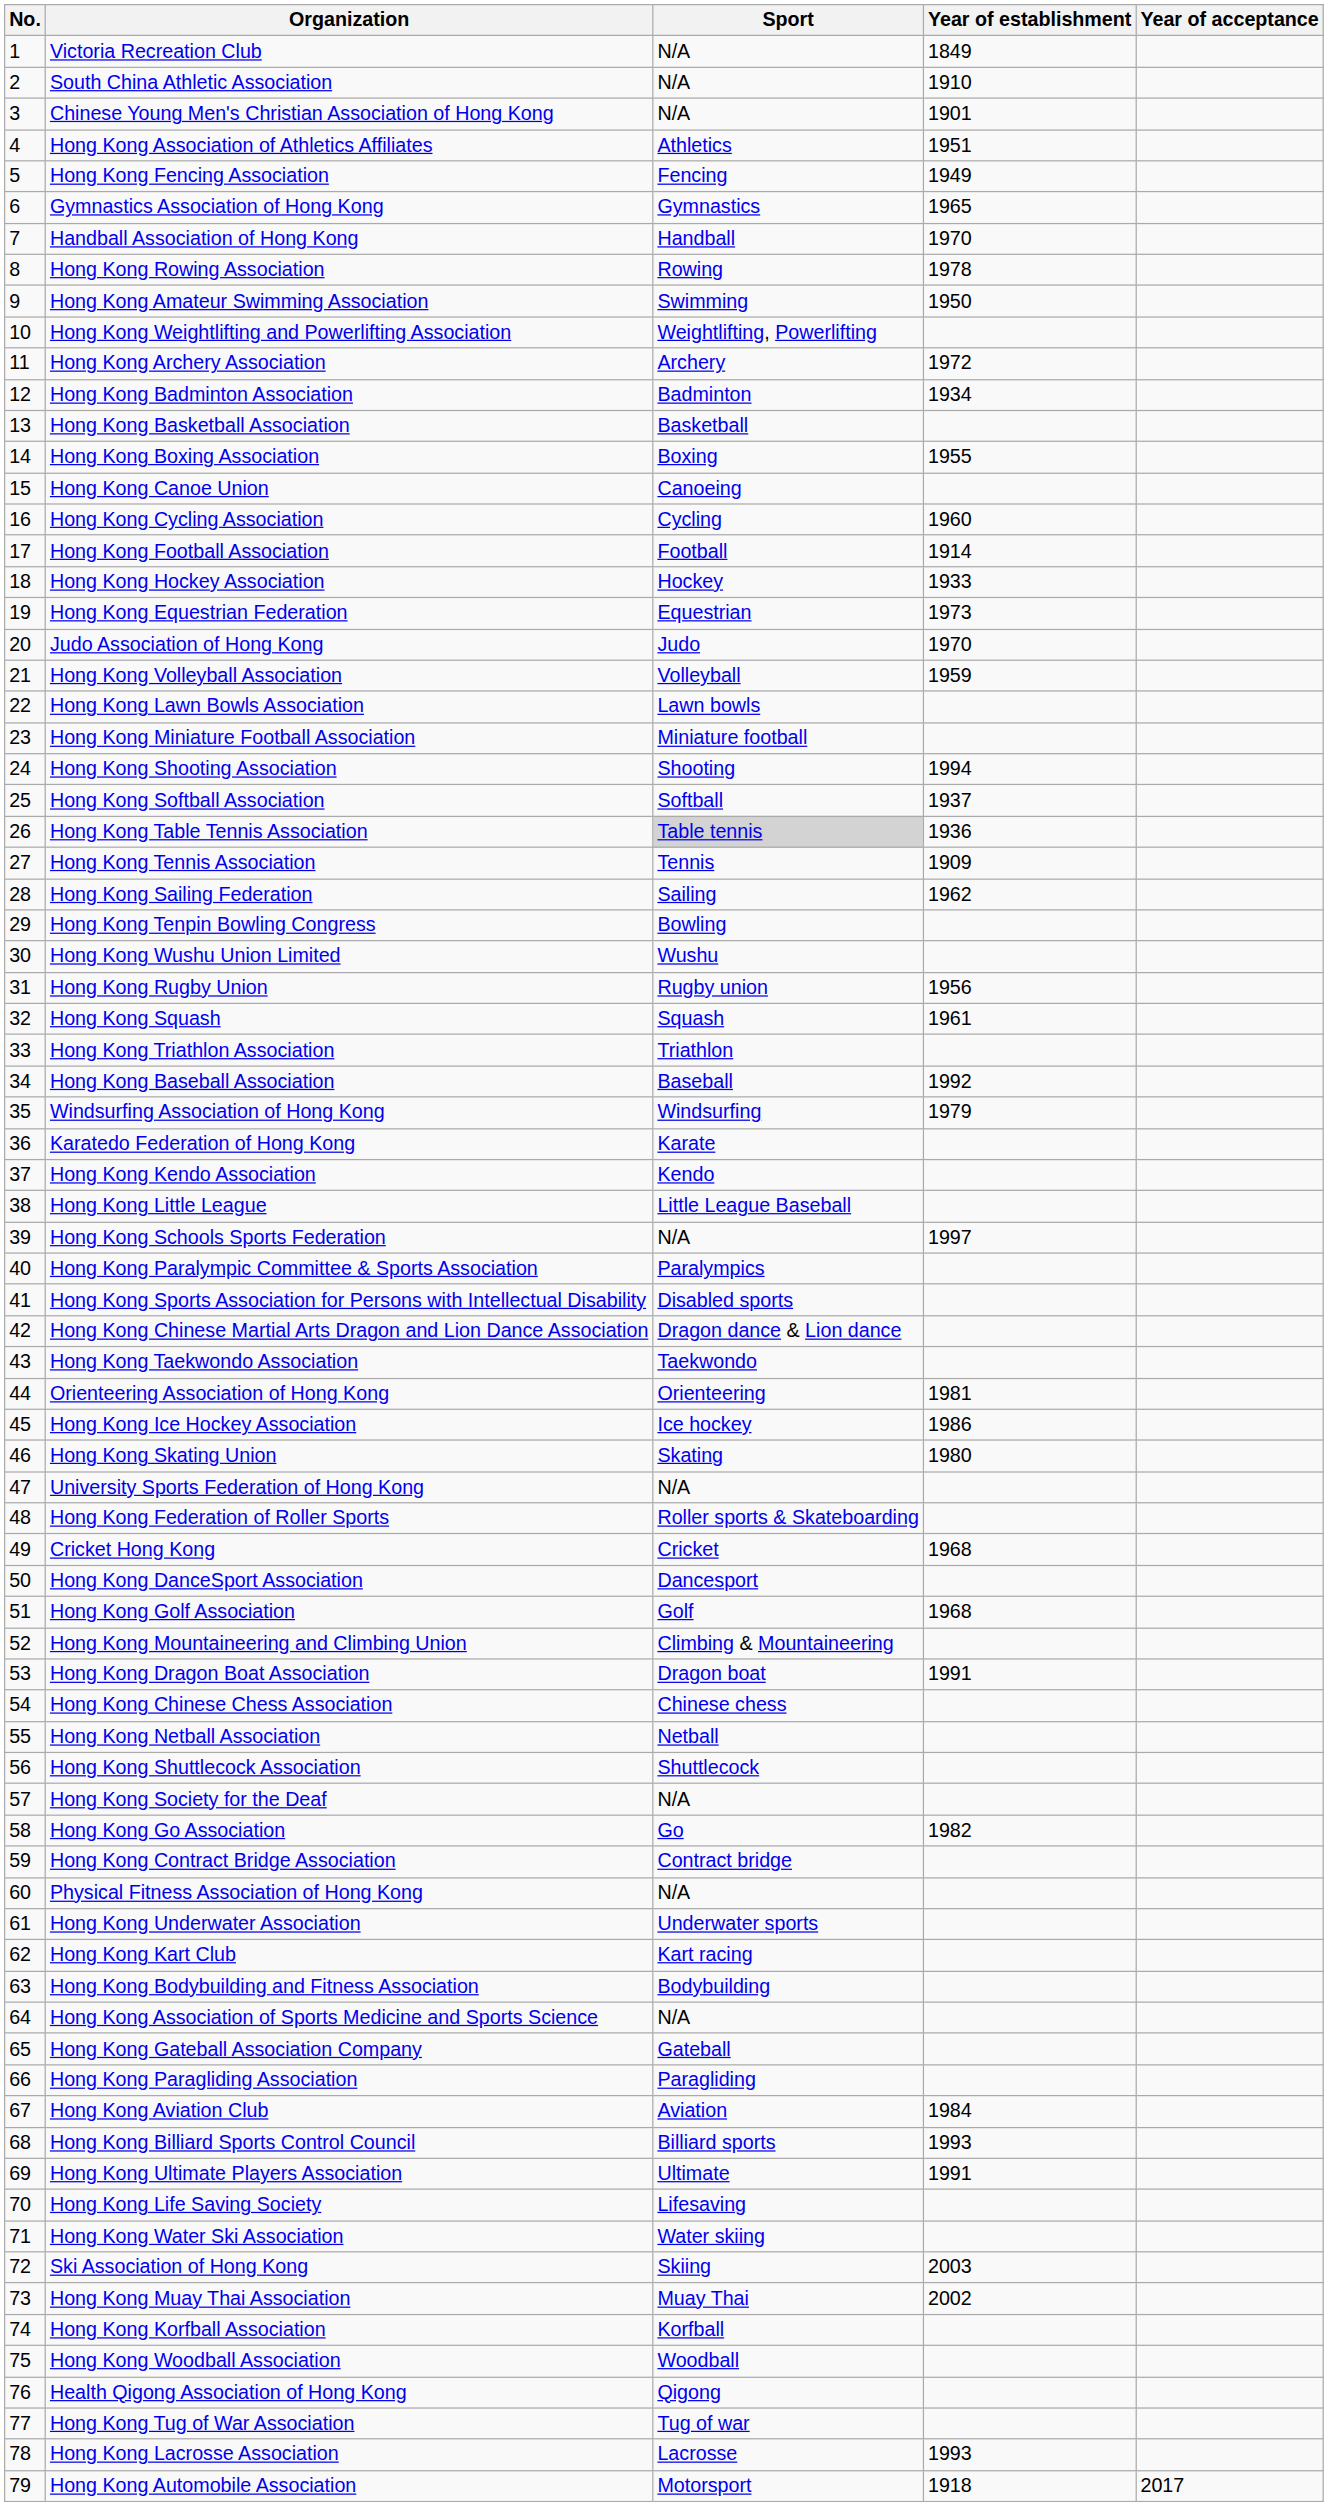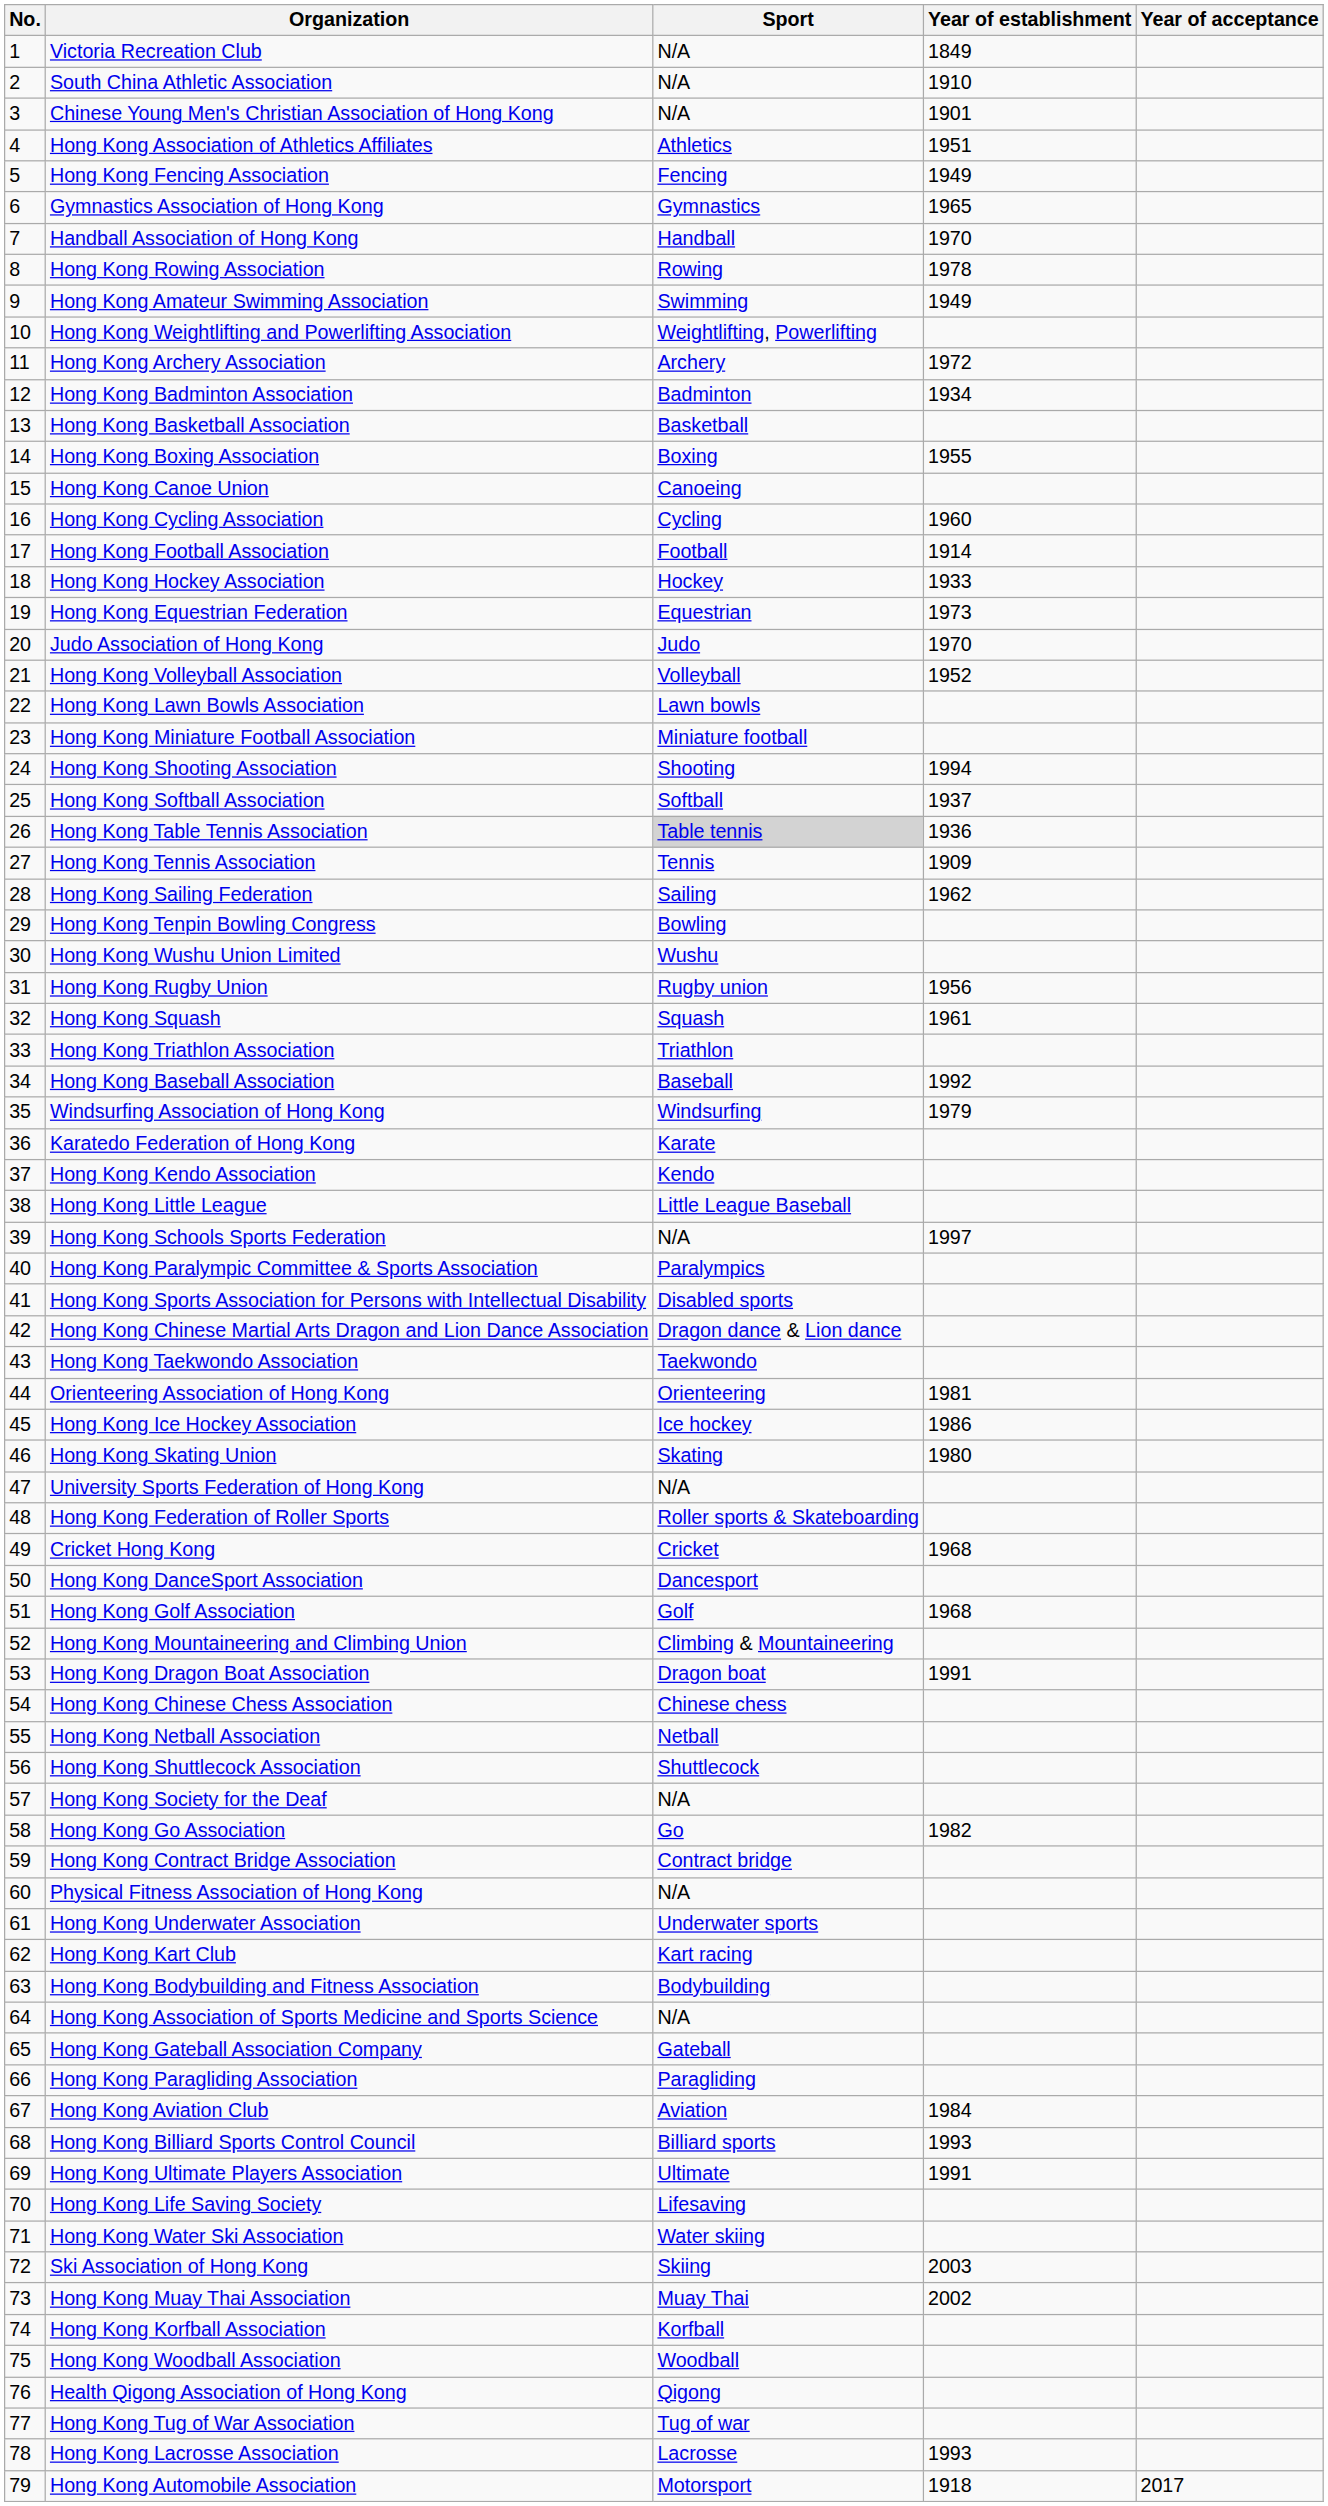(950, 301) 1950 -> (950, 301) 1949
(950, 675) 1959 -> (950, 675) 1952
